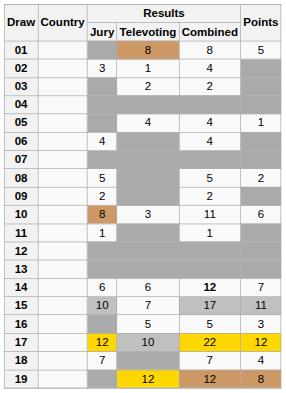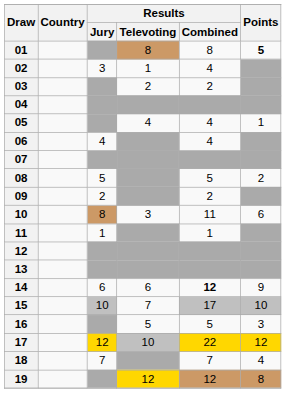(261, 50) normal -> (261, 50) bold
(261, 287) 7 -> (261, 287) 9
(261, 305) 11 -> (261, 305) 10
